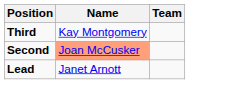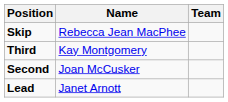+ row: (19, 32)
(99, 50) lightsalmon background -> (99, 69) no background
